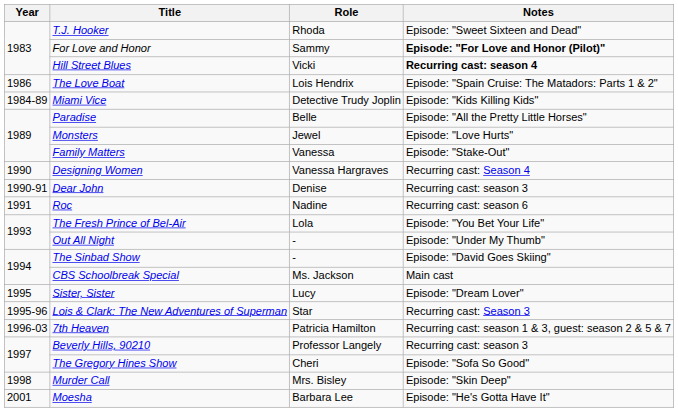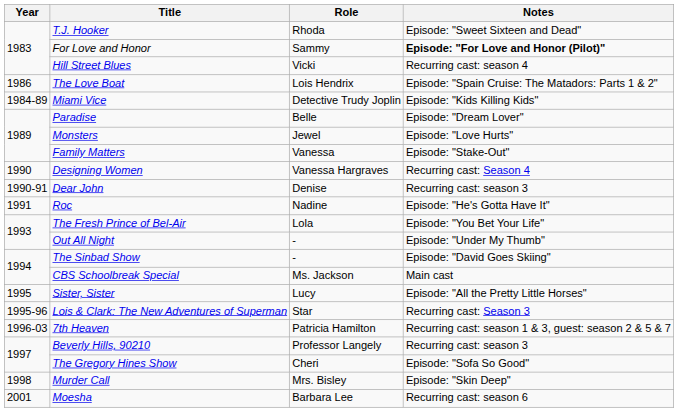(472, 65) bold -> (467, 65) normal
(496, 118) Episode: "All the Pretty Little Horses" -> (465, 118) Episode: "Dream Lover"
(467, 205) Recurring cast: season 6 -> (478, 205) Episode: "He's Gotta Have It"
(465, 293) Episode: "Dream Lover" -> (496, 293) Episode: "All the Pretty Little Horses"
(478, 398) Episode: "He's Gotta Have It" -> (467, 398) Recurring cast: season 6
